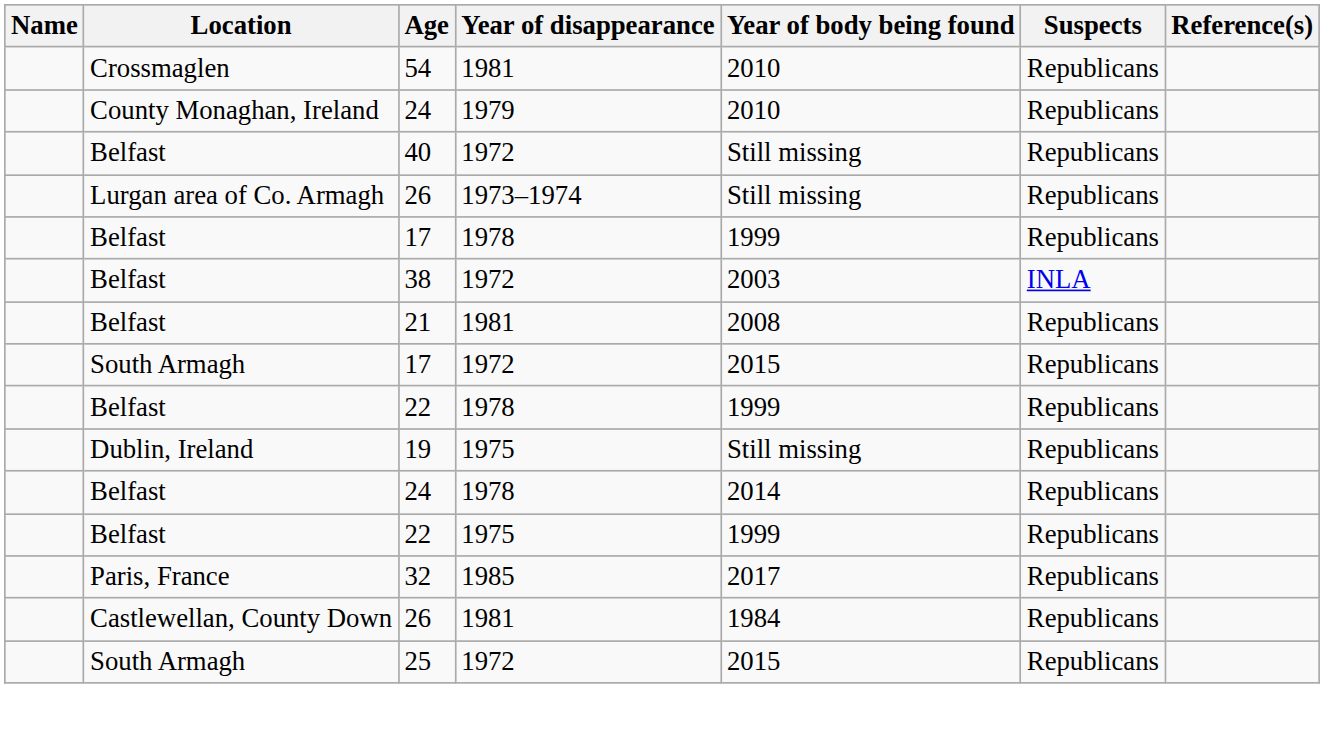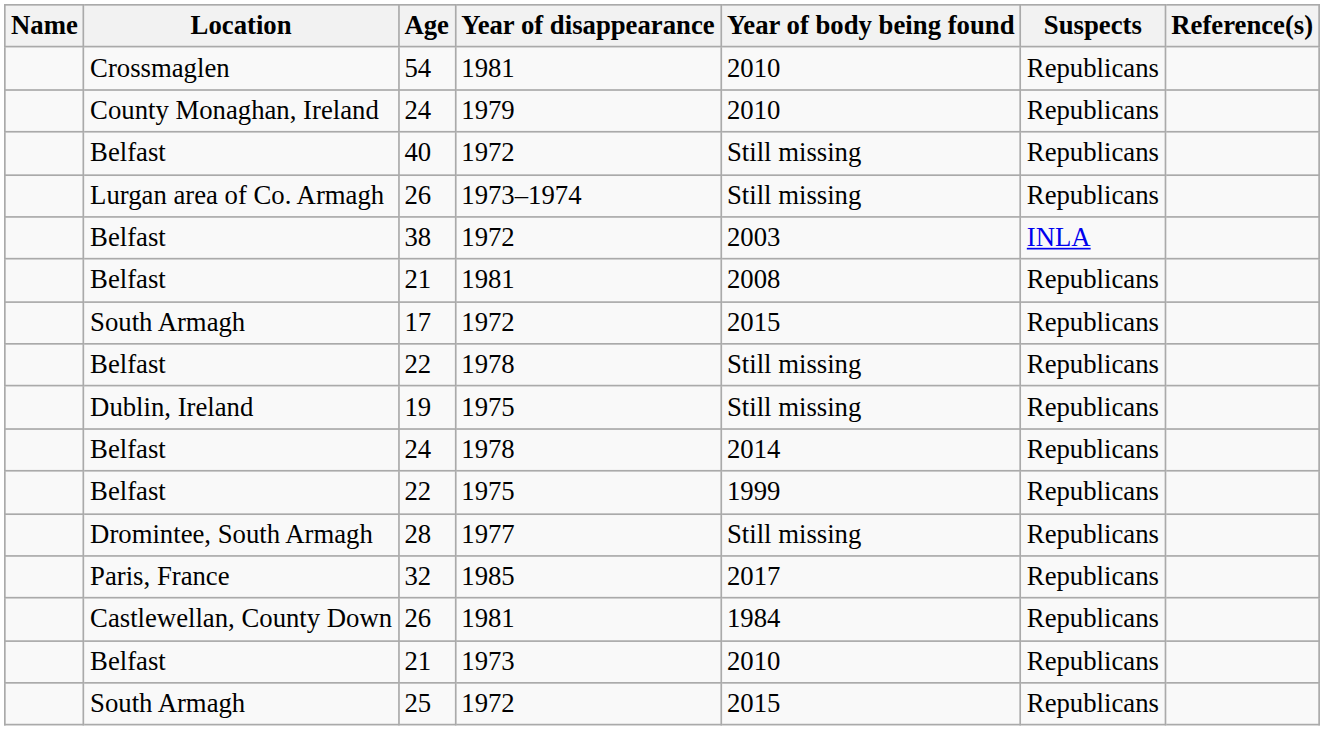- row: (418, 237)
(754, 407) 1999 -> (794, 364) Still missing
+ row: (418, 534)
+ row: (418, 661)
